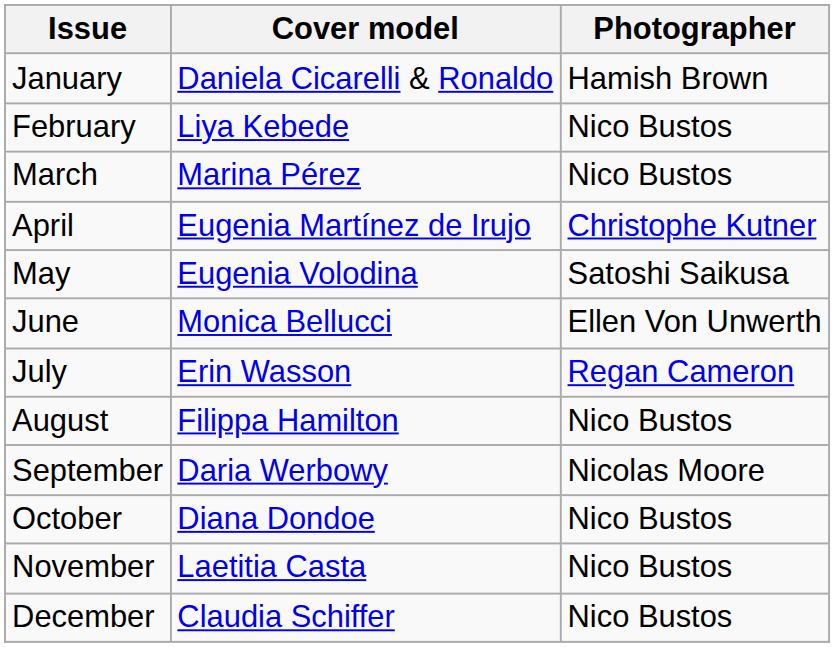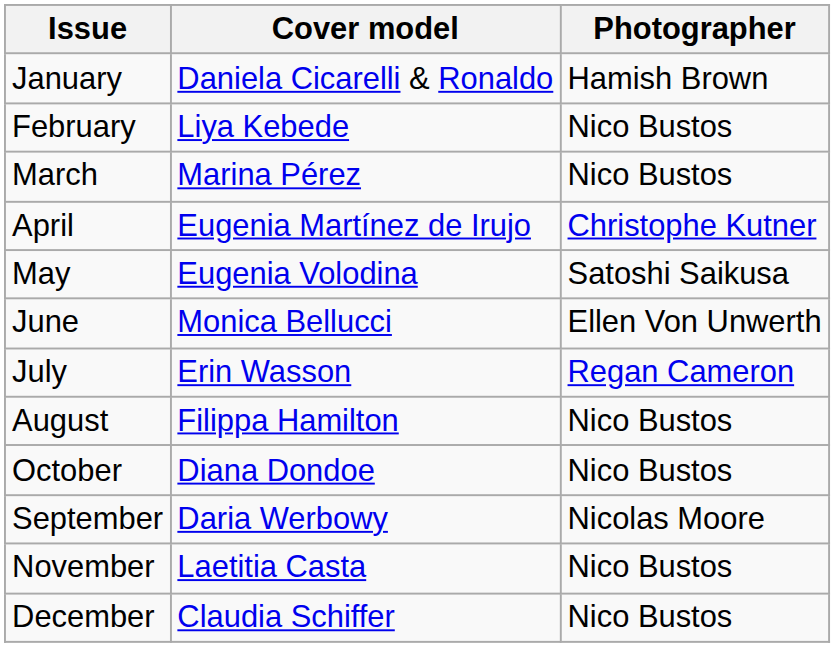rows swapped: (88, 469) <-> (67, 518)
